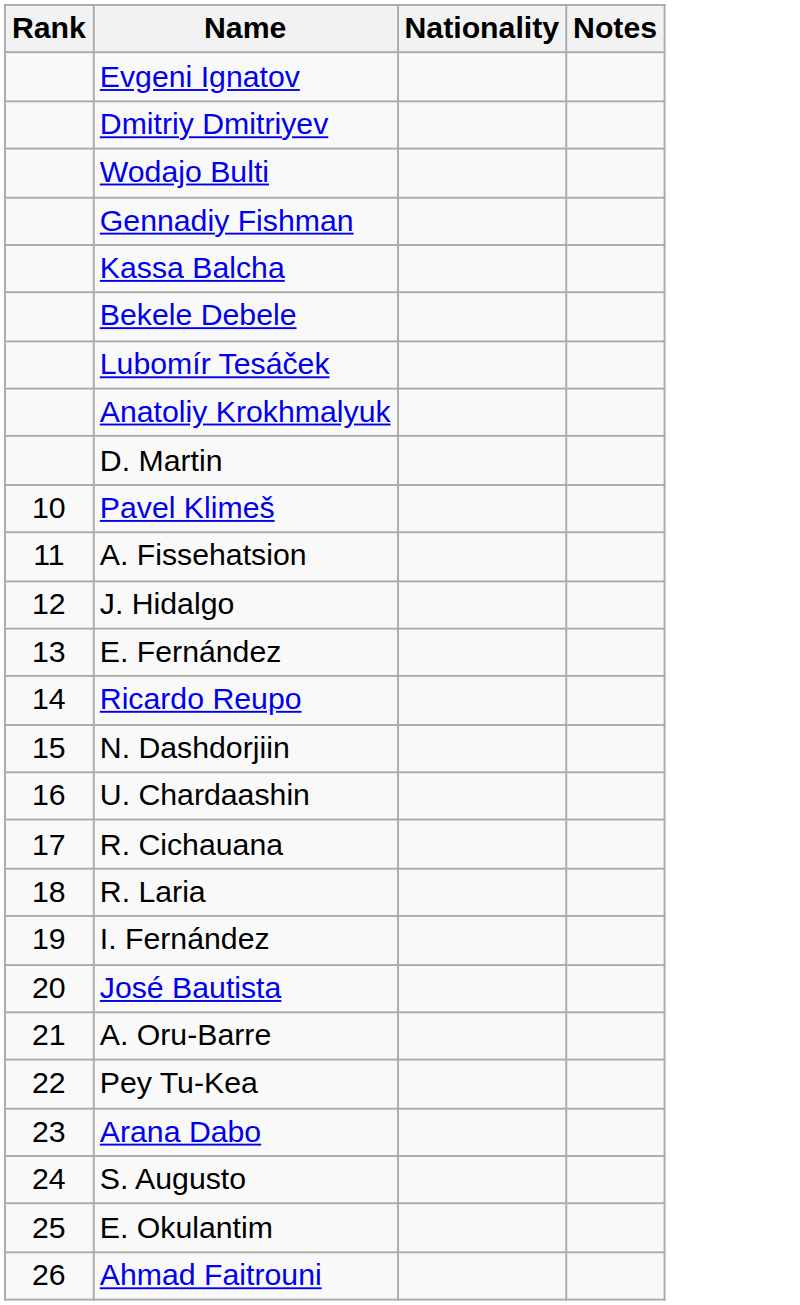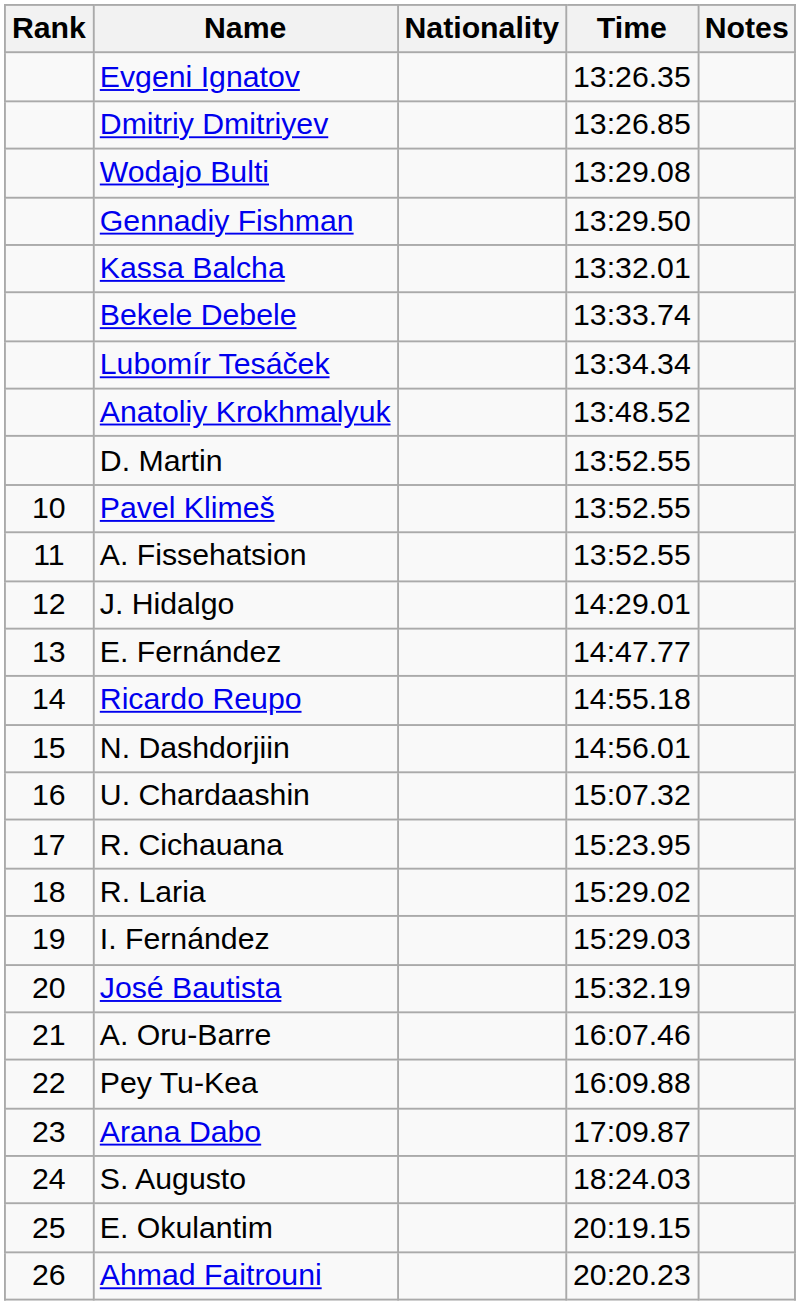+ column: (632, 28)
